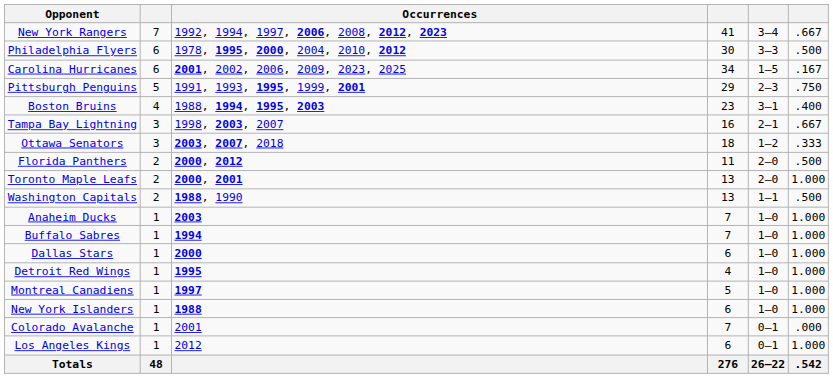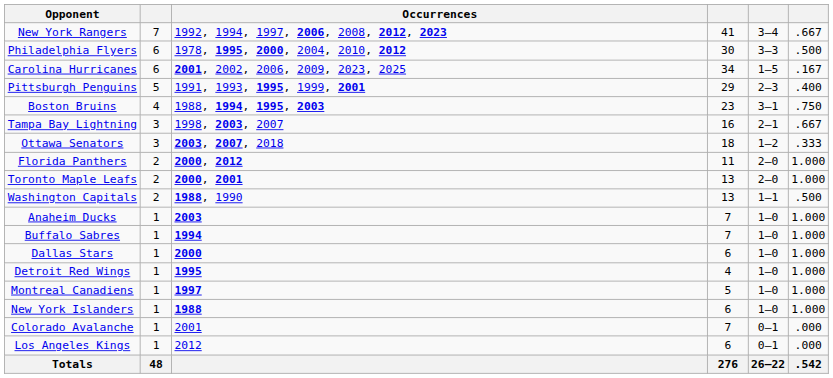(808, 87) .750 -> (808, 87) .400
(808, 106) .400 -> (808, 106) .750
(808, 161) .500 -> (808, 161) 1.000
(808, 345) 1.000 -> (808, 345) .000
